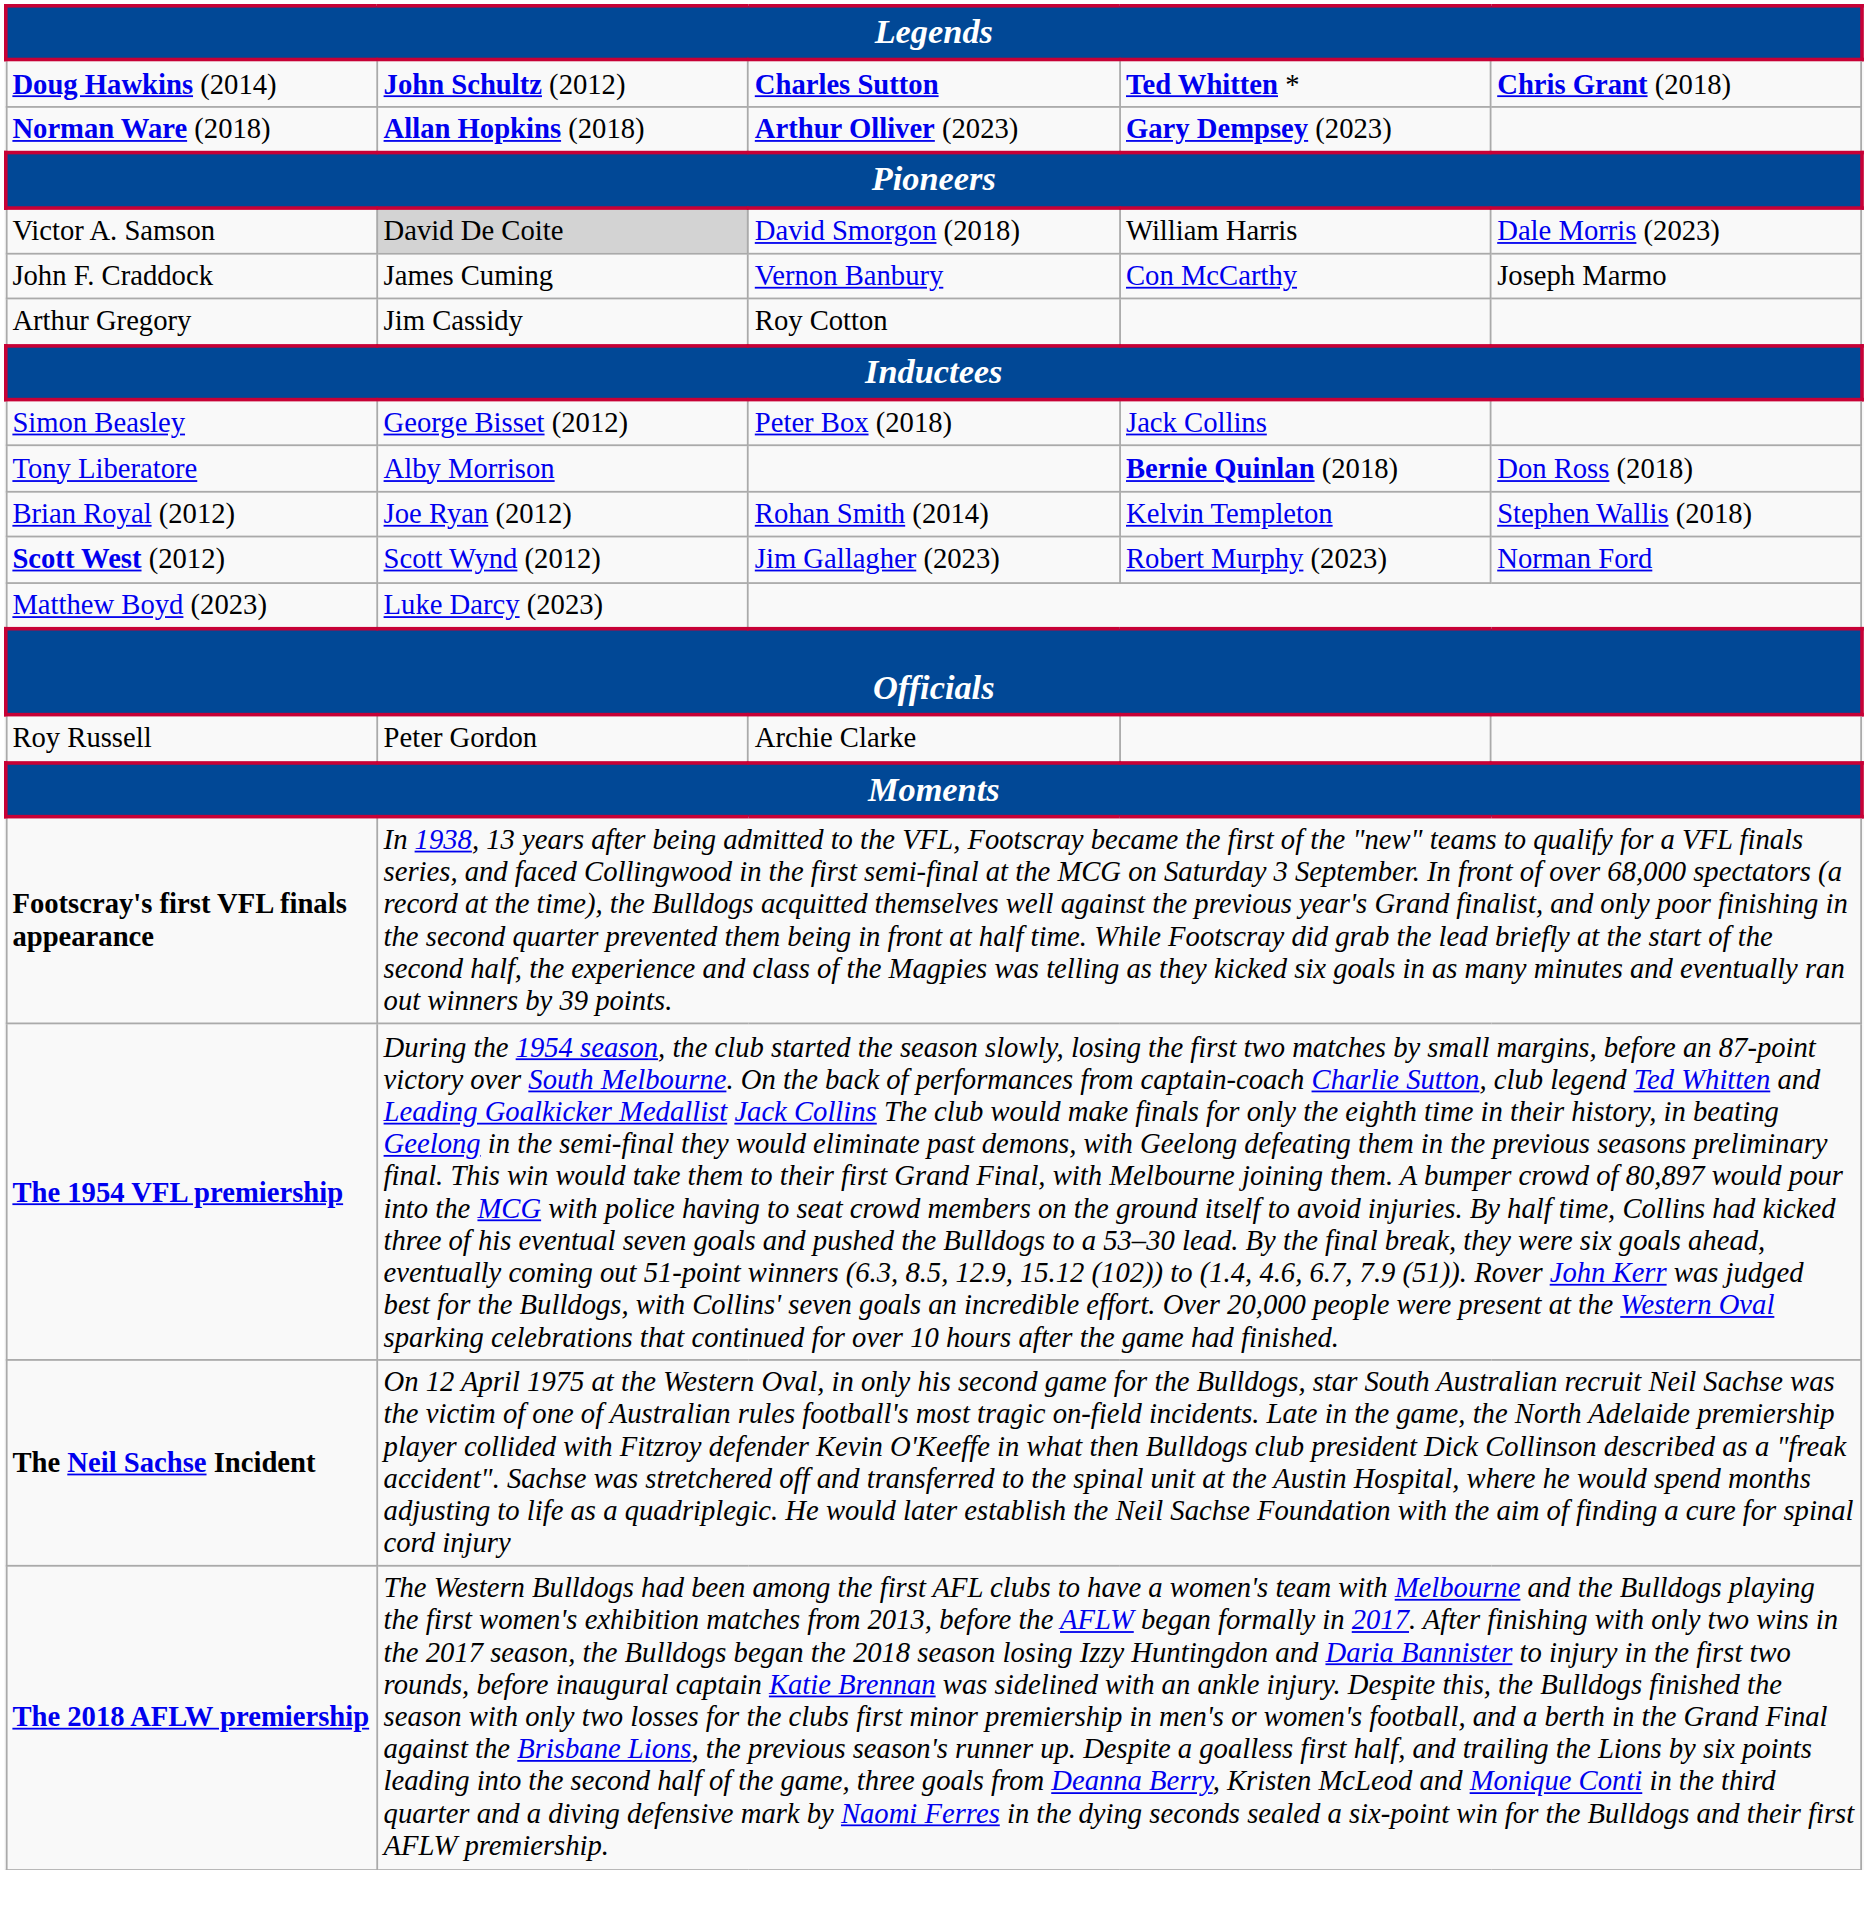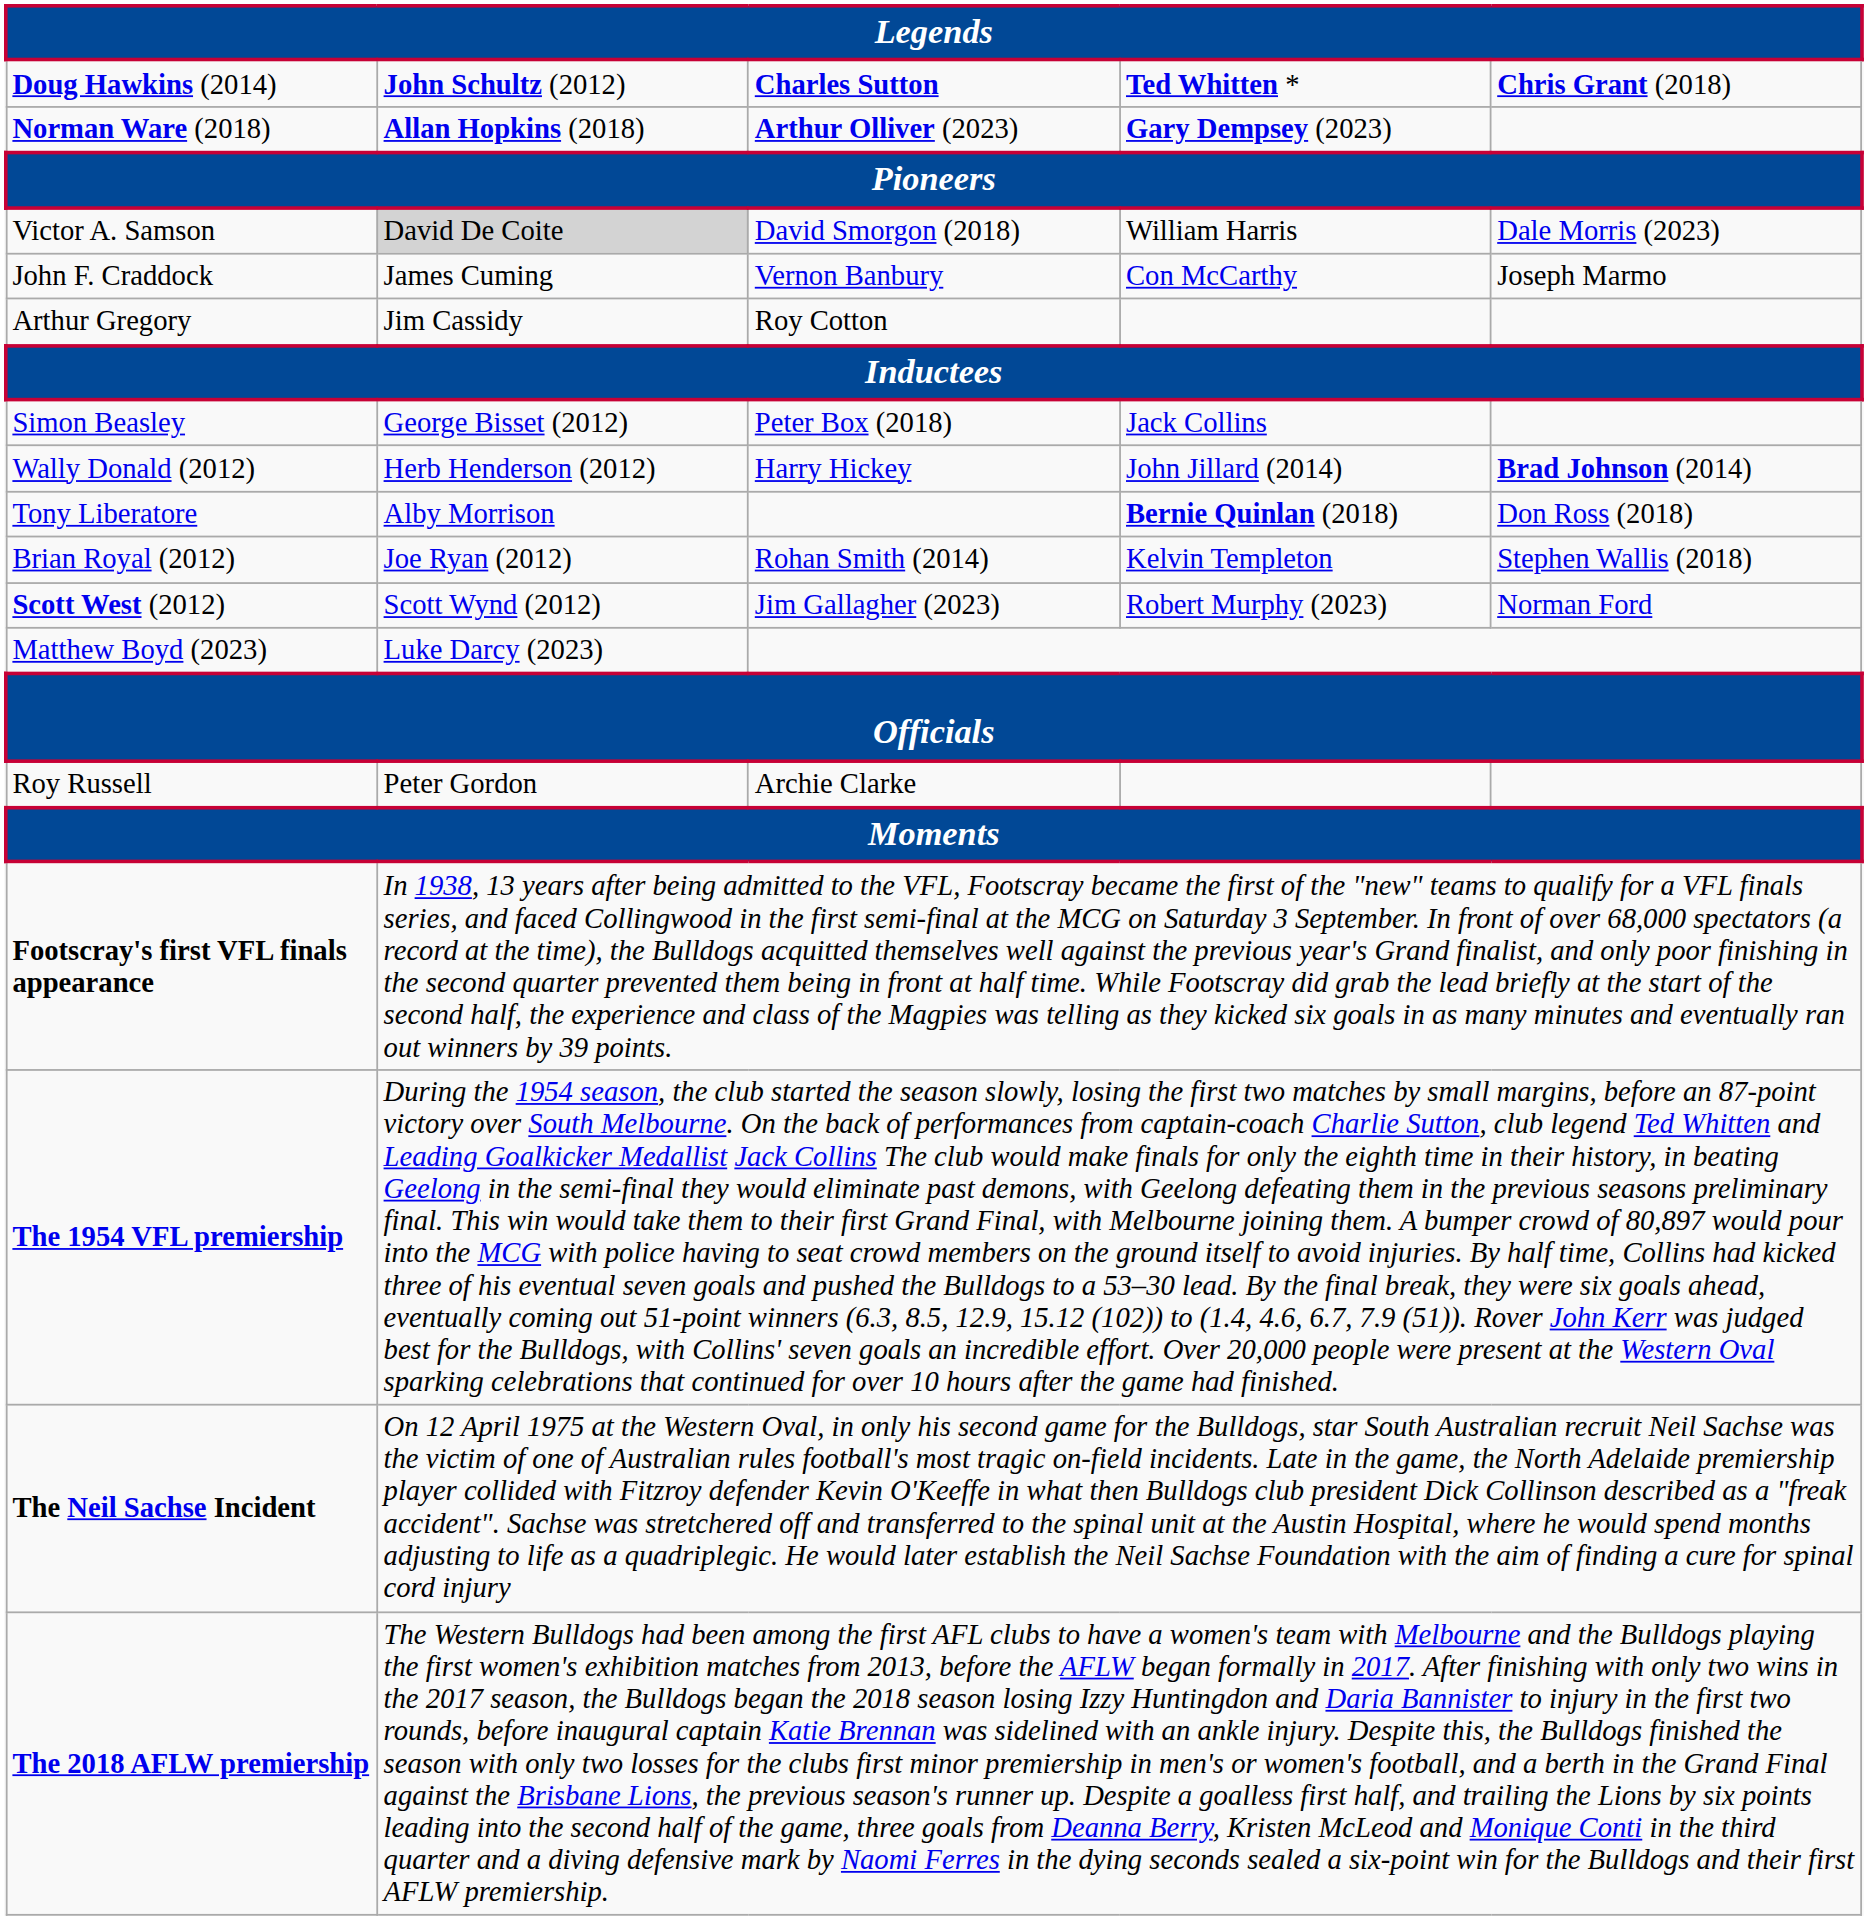+ row: (134, 468)
